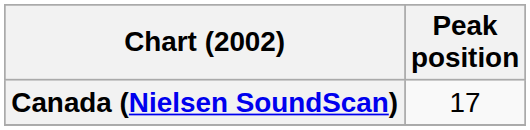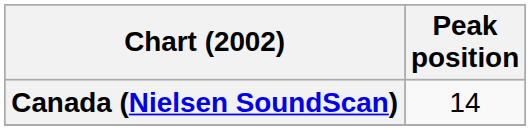(465, 102) 17 -> (465, 102) 14
